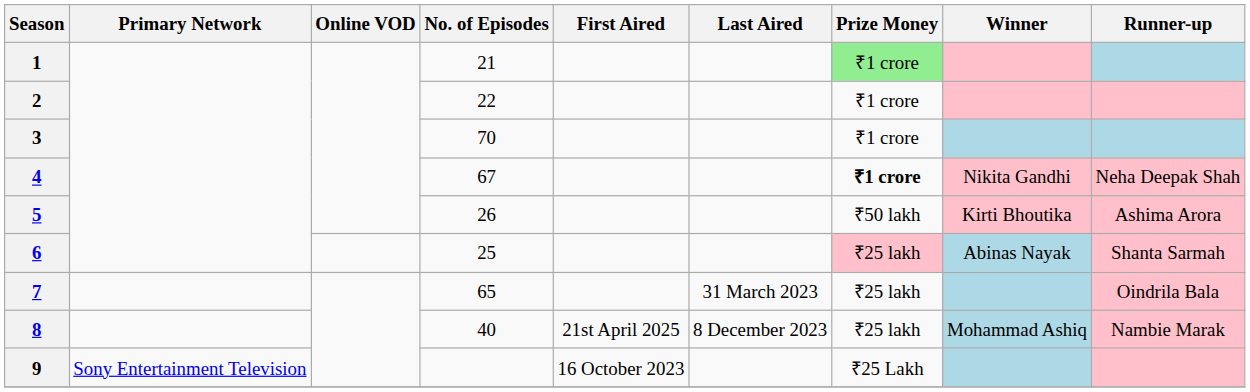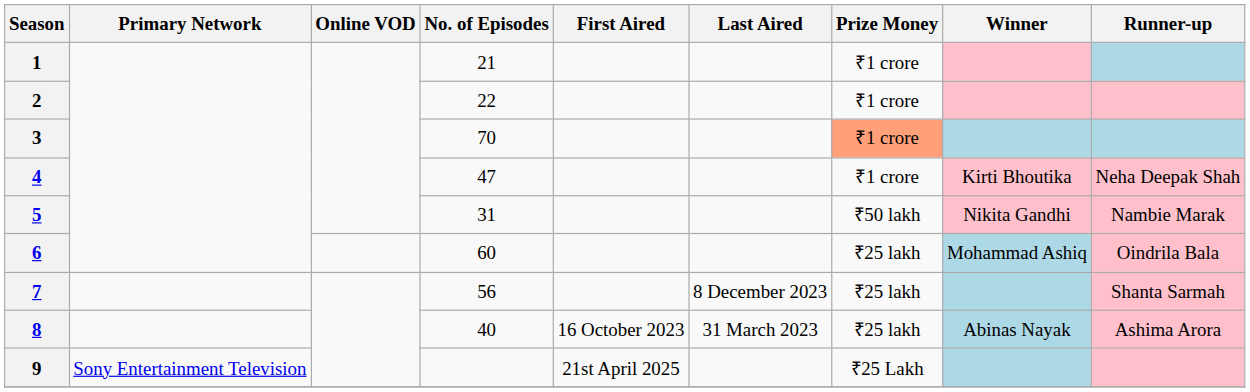(887, 62) lightgreen background -> (887, 62) no background
(887, 138) no background -> (887, 138) lightsalmon background
(487, 177) 67 -> (487, 177) 47
(887, 177) bold -> (887, 177) normal
(1017, 177) Nikita Gandhi -> (1017, 177) Kirti Bhoutika
(487, 215) 26 -> (487, 215) 31
(1017, 215) Kirti Bhoutika -> (1017, 215) Nikita Gandhi
(1168, 215) Ashima Arora -> (1168, 215) Nambie Marak
(487, 253) 25 -> (487, 253) 60
(887, 253) pink background -> (887, 253) no background
(1017, 253) Abinas Nayak -> (1017, 253) Mohammad Ashiq
(1168, 253) Shanta Sarmah -> (1168, 253) Oindrila Bala
(487, 291) 65 -> (487, 291) 56
(760, 291) 31 March 2023 -> (760, 291) 8 December 2023
(1168, 291) Oindrila Bala -> (1168, 291) Shanta Sarmah
(621, 329) 21st April 2025 -> (621, 329) 16 October 2023
(760, 329) 8 December 2023 -> (760, 329) 31 March 2023
(1017, 329) Mohammad Ashiq -> (1017, 329) Abinas Nayak
(1168, 329) Nambie Marak -> (1168, 329) Ashima Arora
(621, 368) 16 October 2023 -> (621, 368) 21st April 2025
